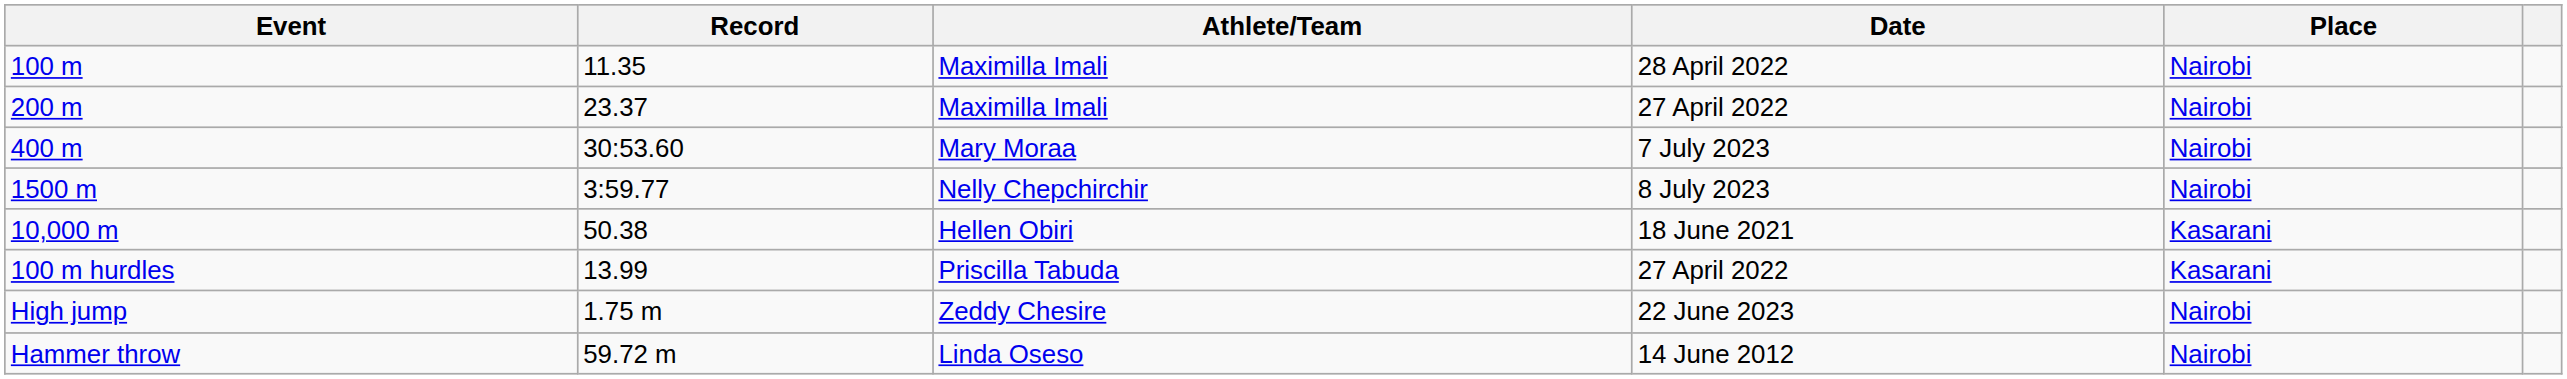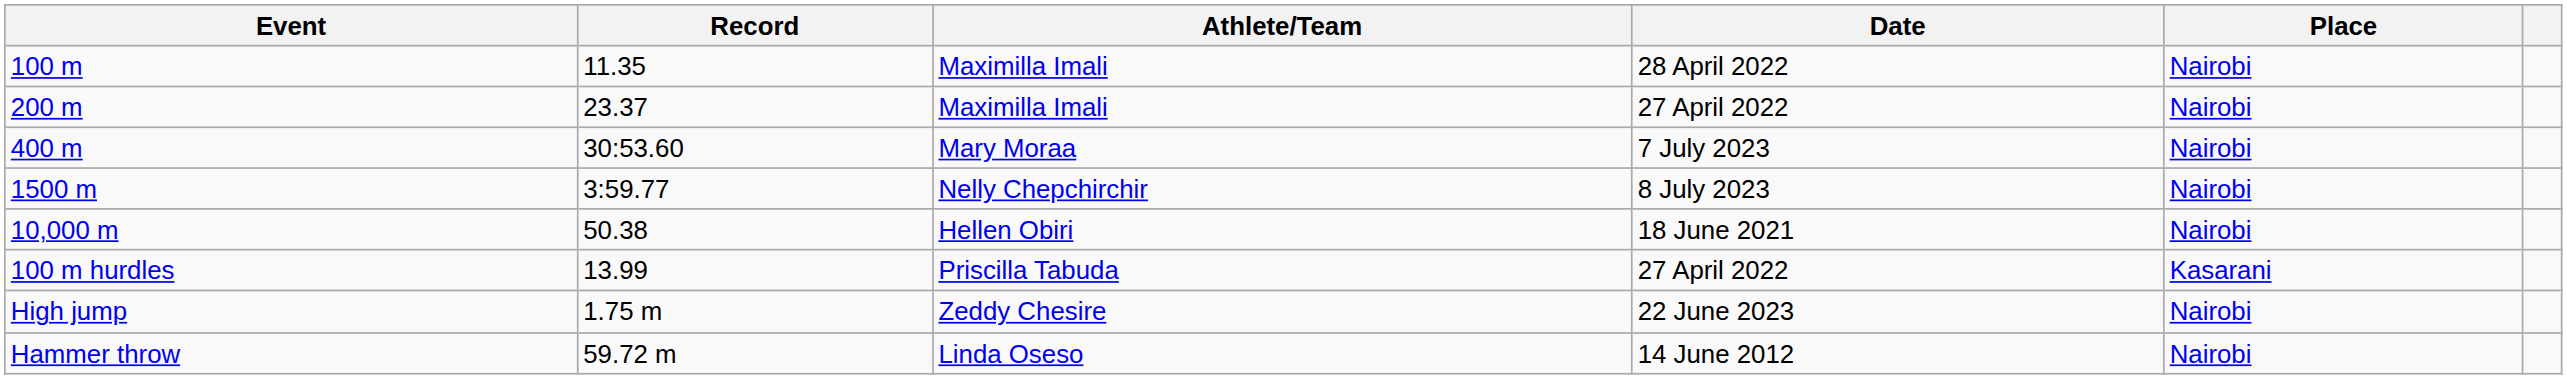(2221, 230) Kasarani -> (2211, 230) Nairobi
